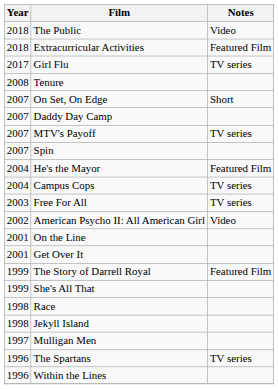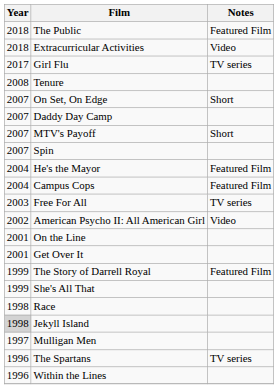(223, 30) Video -> (241, 30) Featured Film
(241, 47) Featured Film -> (223, 47) Video
(231, 133) TV series -> (222, 133) Short
(231, 185) TV series -> (241, 185) Featured Film
(18, 323) no background -> (18, 323) lightgrey background
